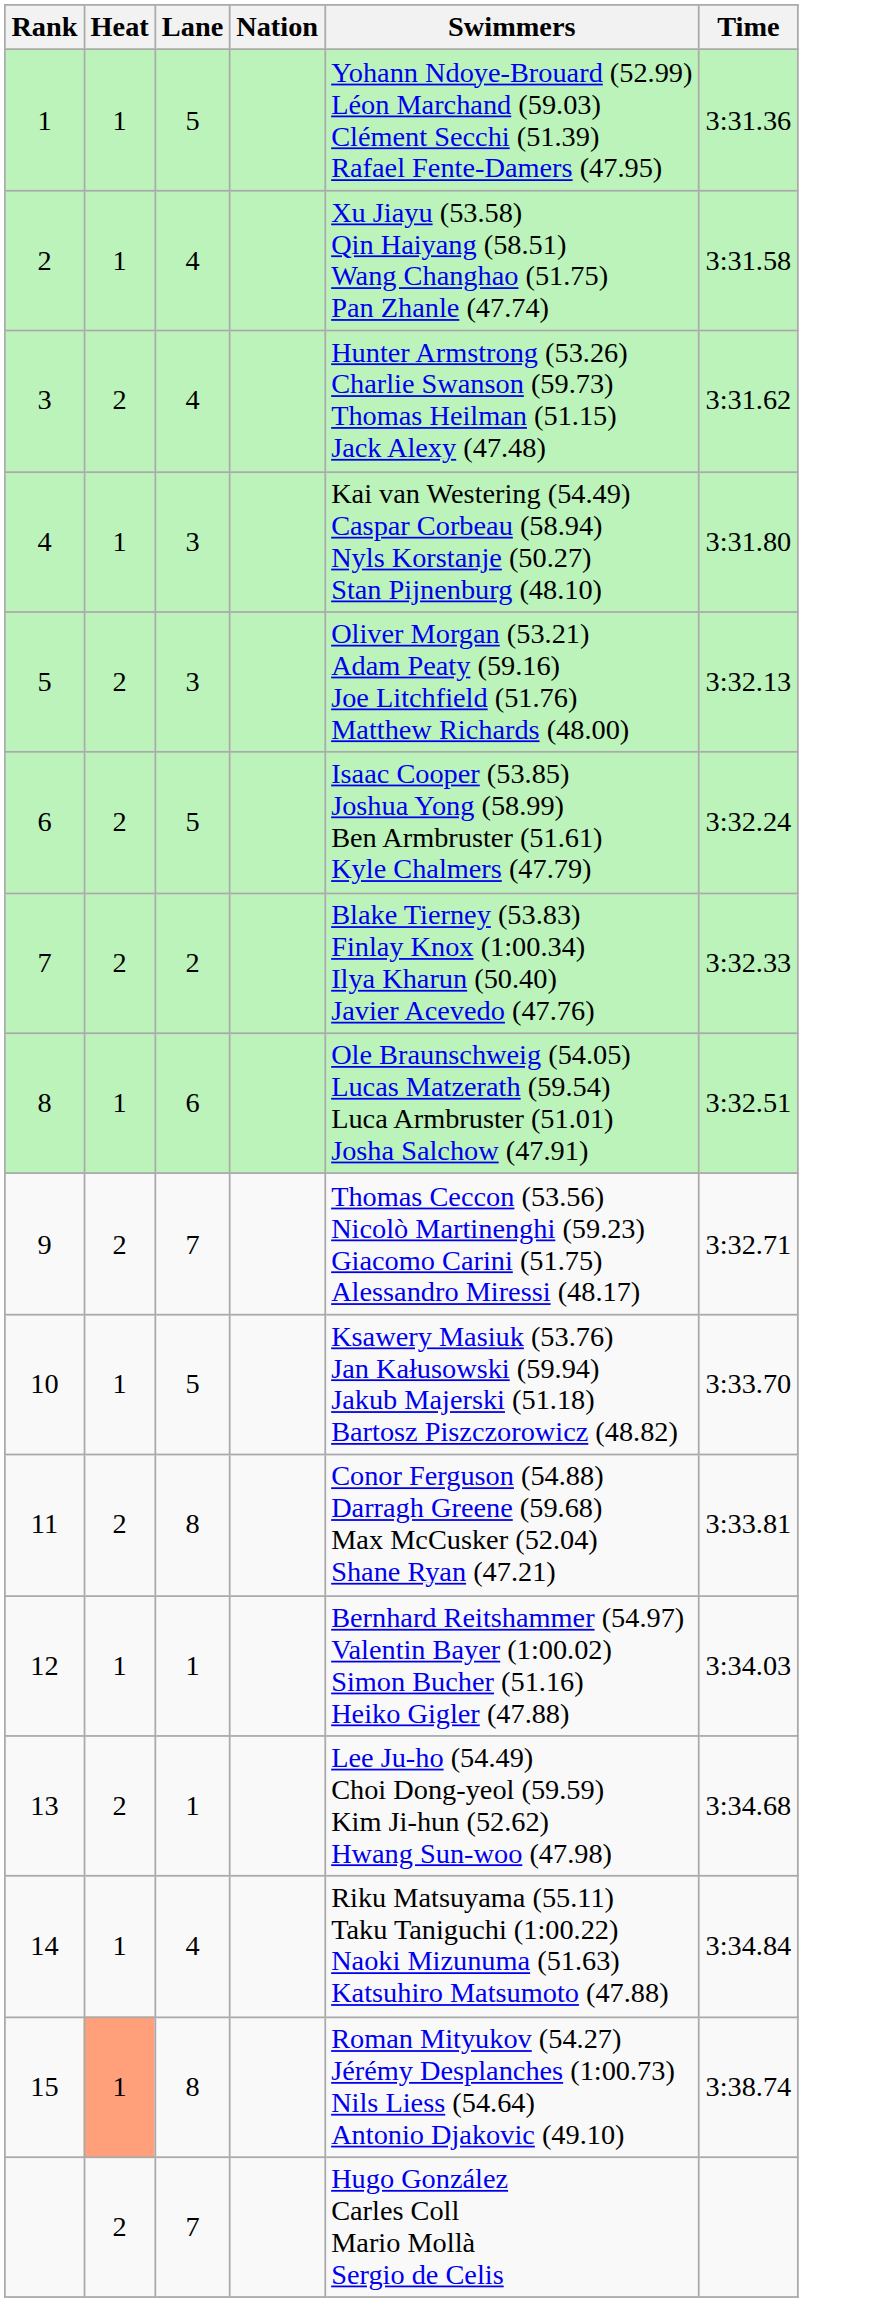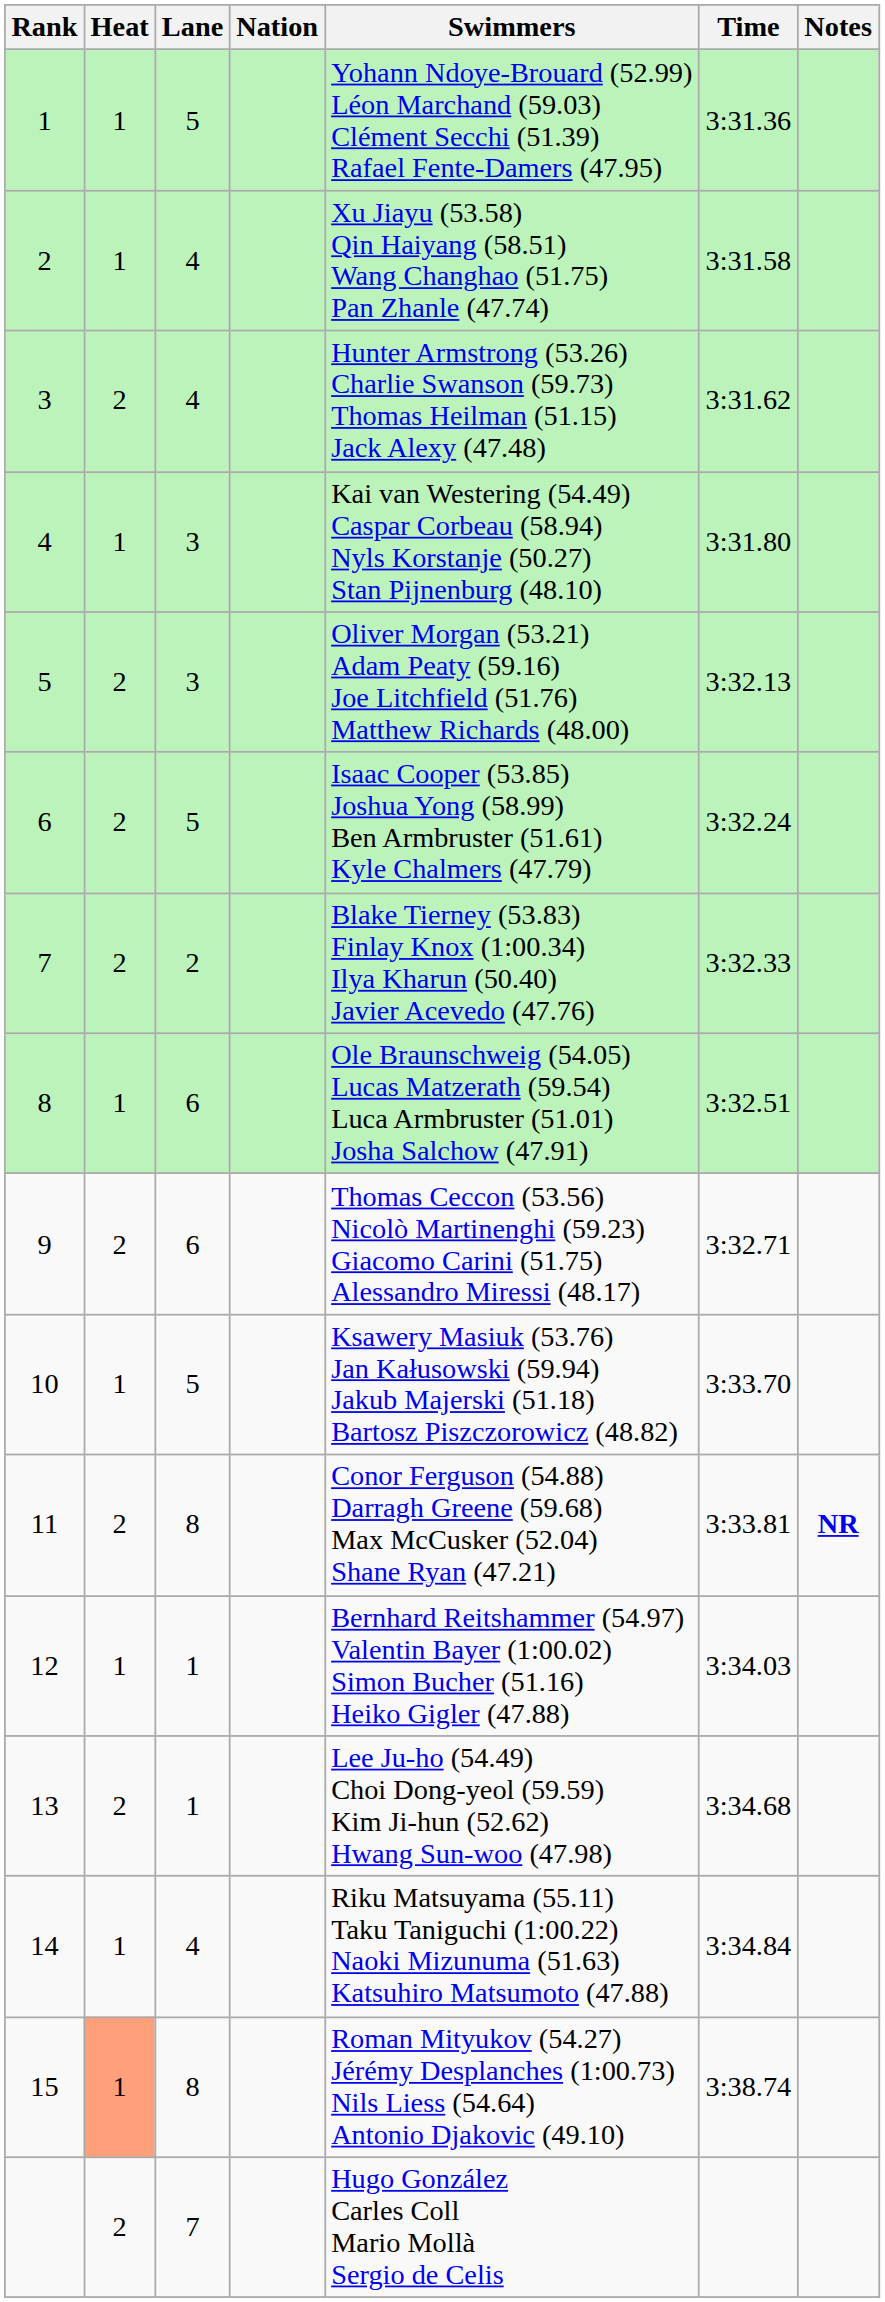+ column: (838, 26)
(193, 1243) 7 -> (193, 1243) 6
